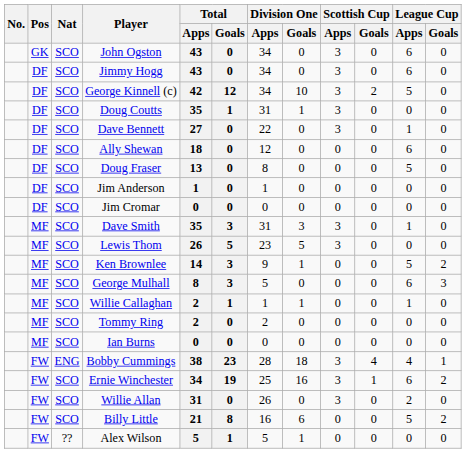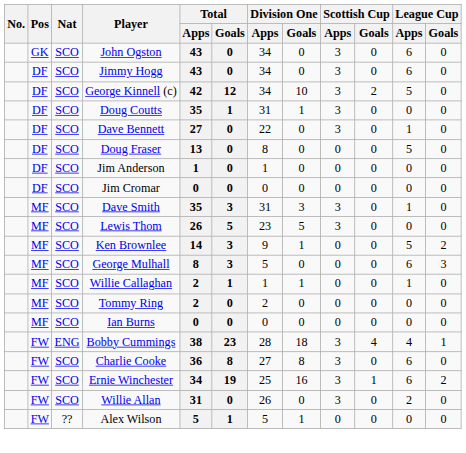- row: (131, 149)
+ row: (131, 361)
- row: (131, 419)
